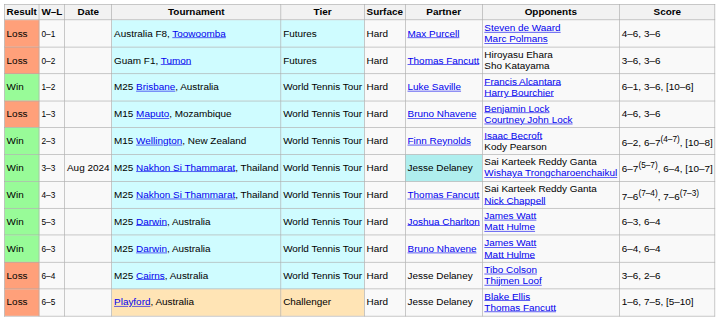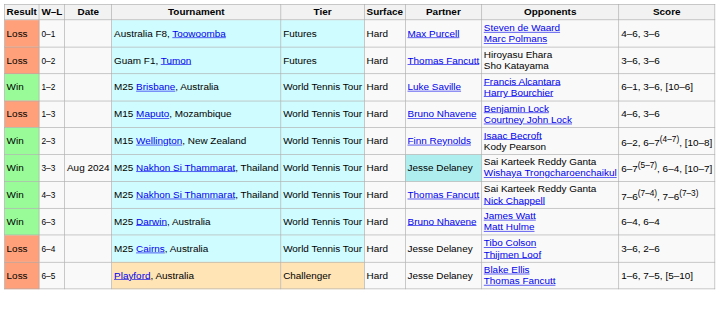- row: (48, 222)
